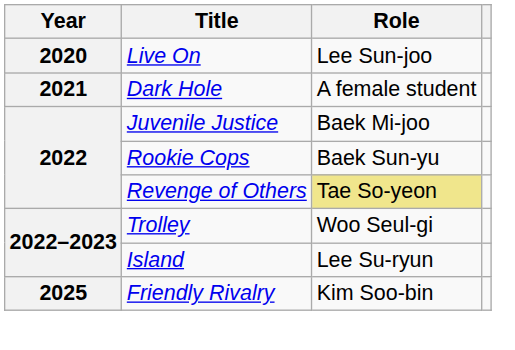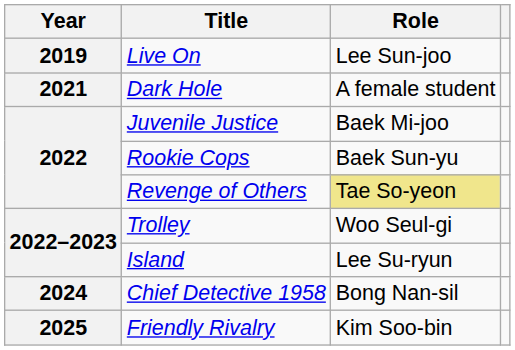(63, 55) 2020 -> (63, 55) 2019
+ row: (226, 293)
